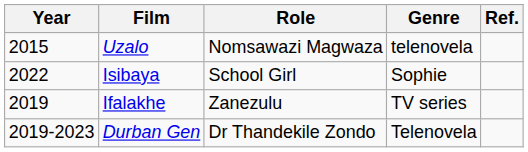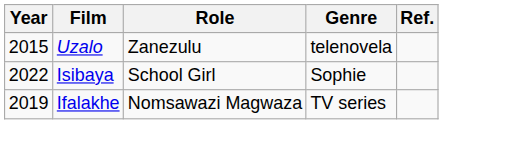(296, 47) Nomsawazi Magwaza -> (165, 47) Zanezulu
(245, 103) Zanezulu -> (215, 103) Nomsawazi Magwaza
- row: (151, 132)
